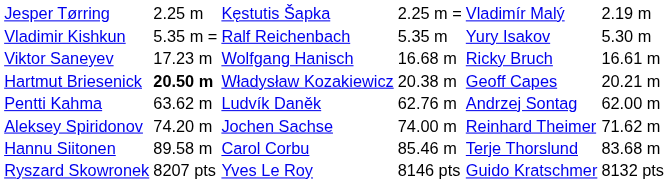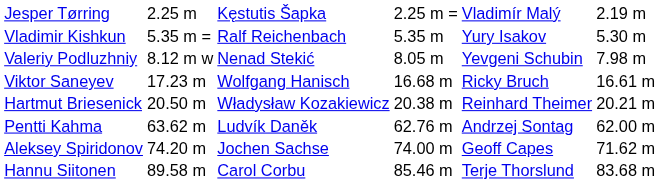+ row: (71, 59)
(183, 81) bold -> (177, 103) normal
(511, 81) Geoff Capes -> (527, 103) Reinhard Theimer
(531, 126) Reinhard Theimer -> (507, 148) Geoff Capes
- row: (77, 171)
